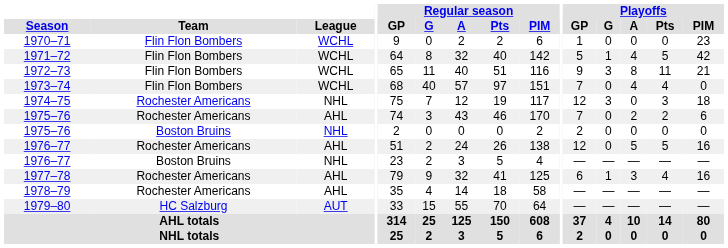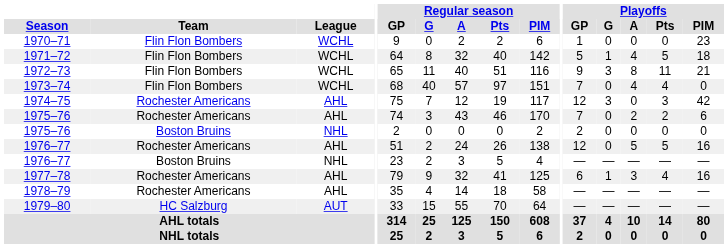(704, 56) 42 -> (704, 56) 18
(336, 101) NHL -> (336, 101) AHL
(704, 101) 18 -> (704, 101) 42
